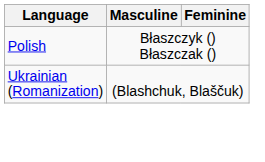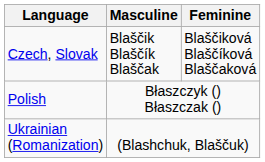+ row: (53, 53)
